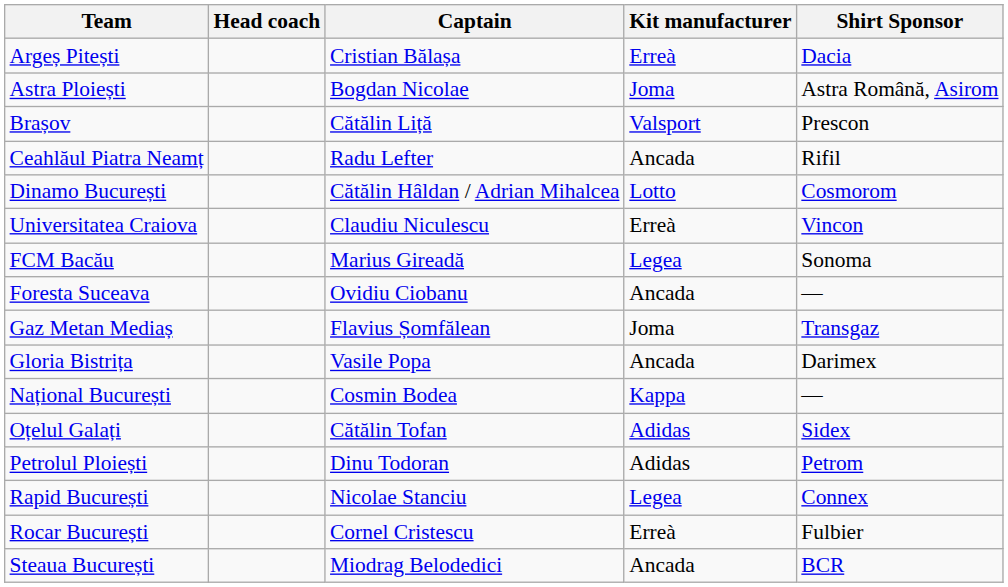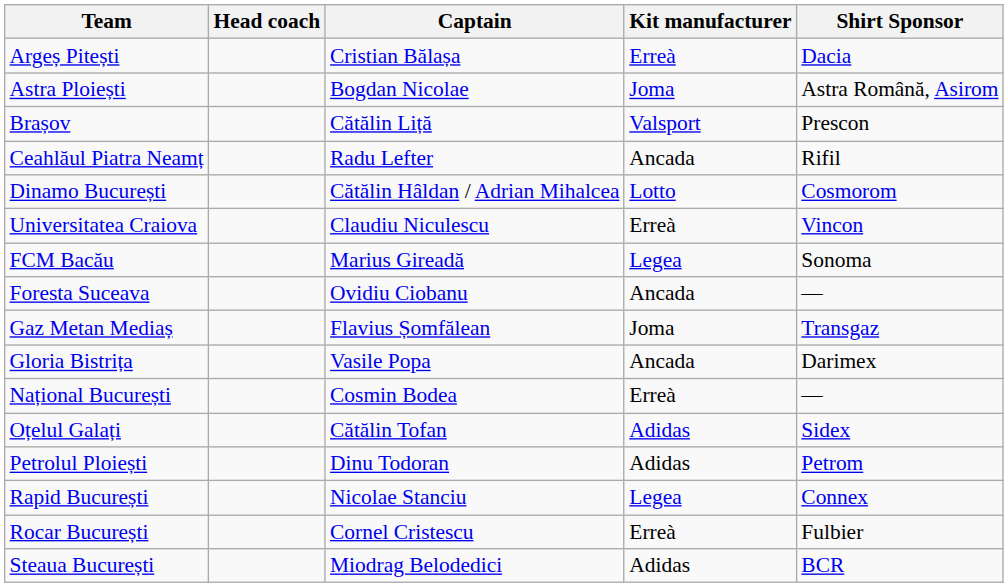(657, 395) Kappa -> (653, 395) Erreà
(662, 565) Ancada -> (660, 565) Adidas
